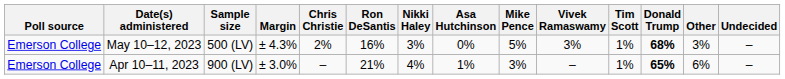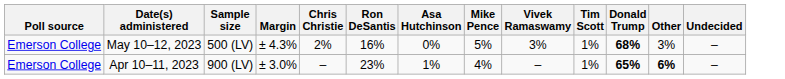- column: (416, 20)
(372, 65) 21% -> (372, 65) 23%
(518, 65) 3% -> (483, 65) 4%
(701, 65) normal -> (666, 65) bold
